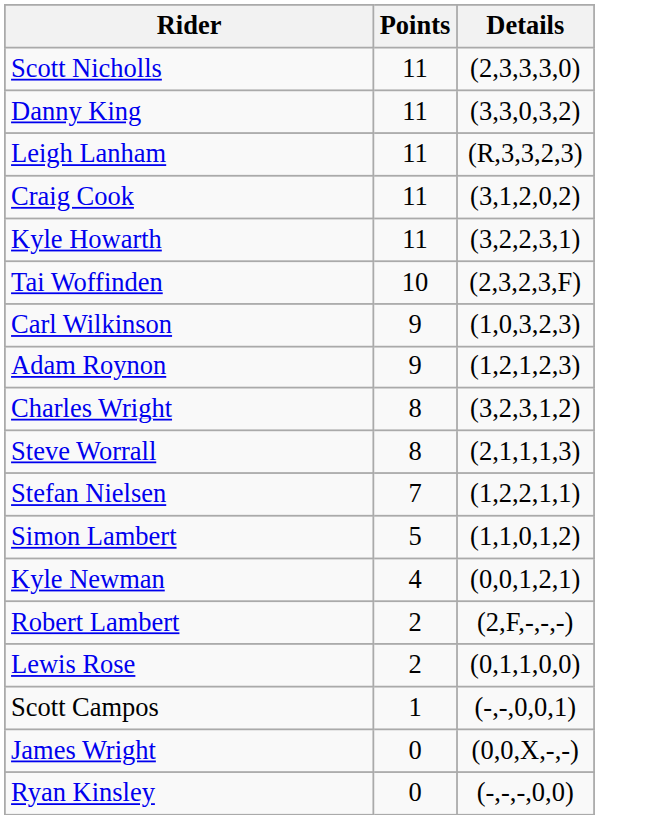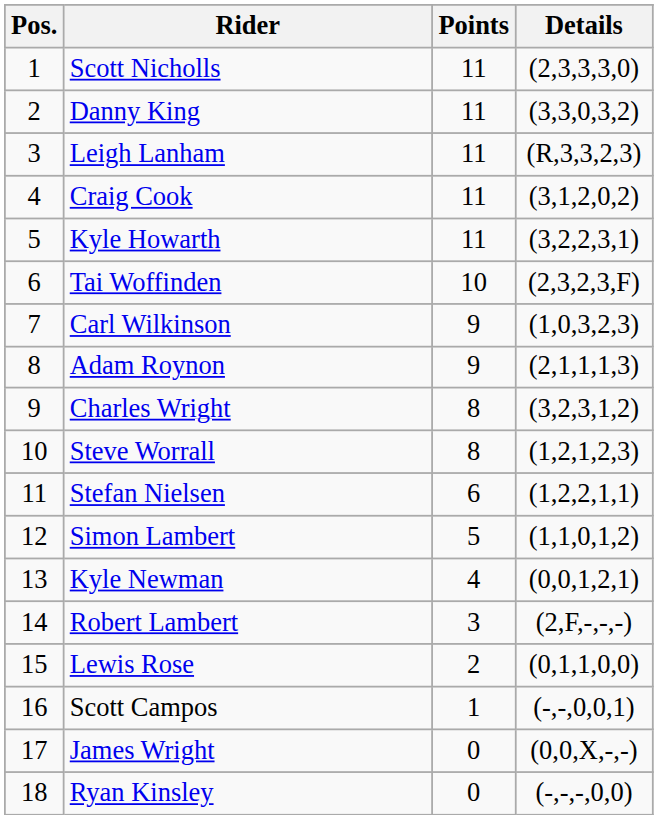+ column: (34, 25)
(525, 366) (1,2,1,2,3) -> (584, 366) (2,1,1,1,3)
(525, 451) (2,1,1,1,3) -> (584, 451) (1,2,1,2,3)
(415, 494) 7 -> (474, 494) 6
(415, 622) 2 -> (474, 622) 3
